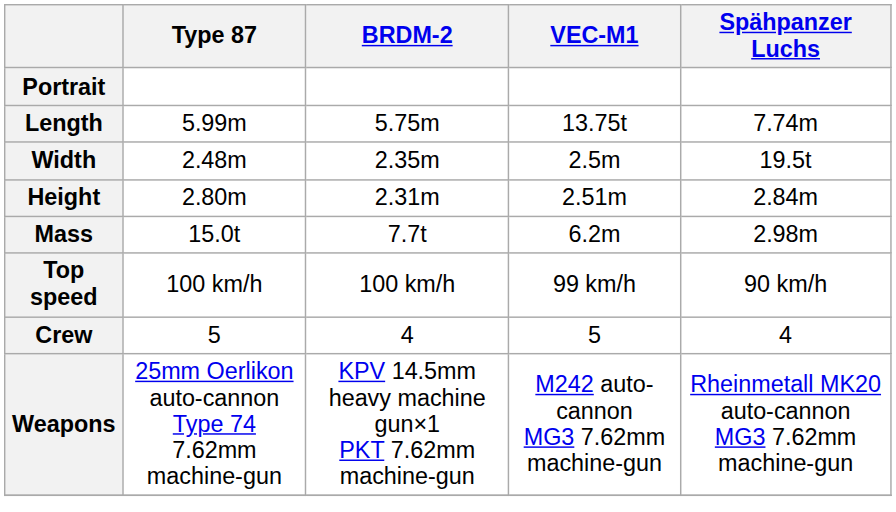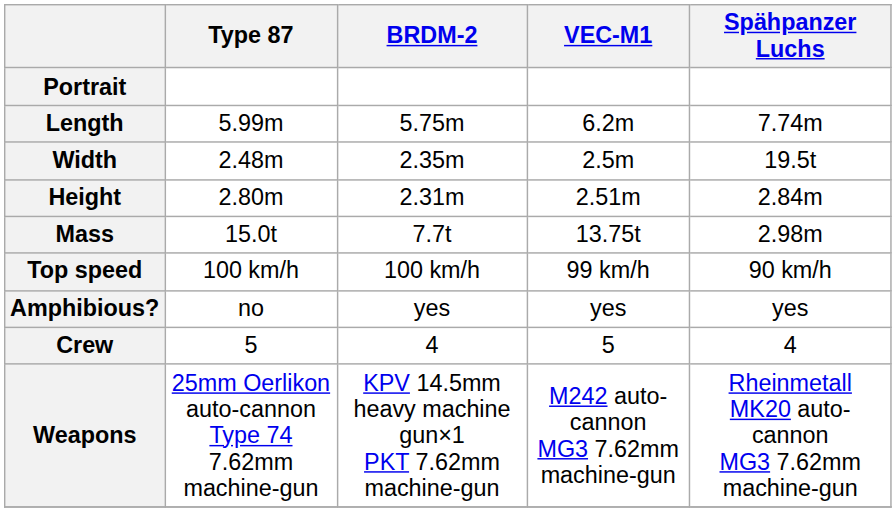(594, 123) 13.75t -> (608, 123) 6.2m
(594, 234) 6.2m -> (608, 234) 13.75t
+ row: (85, 308)
